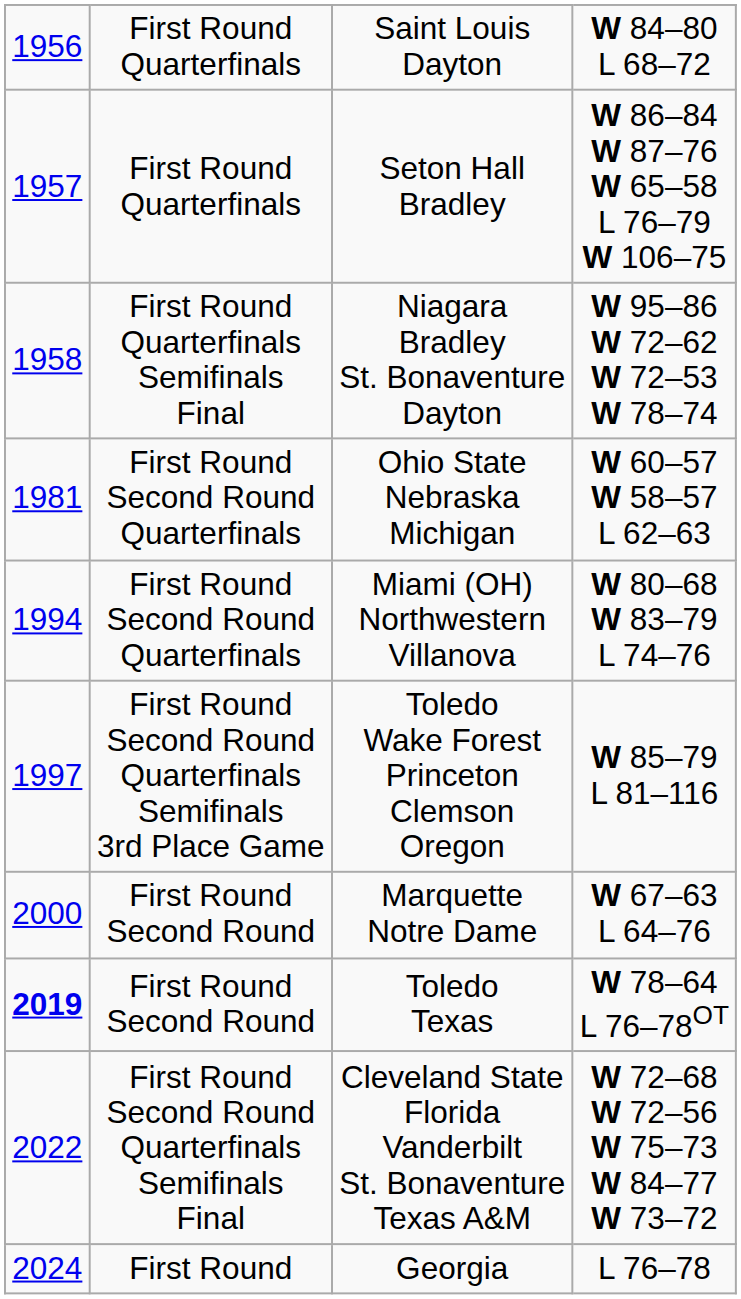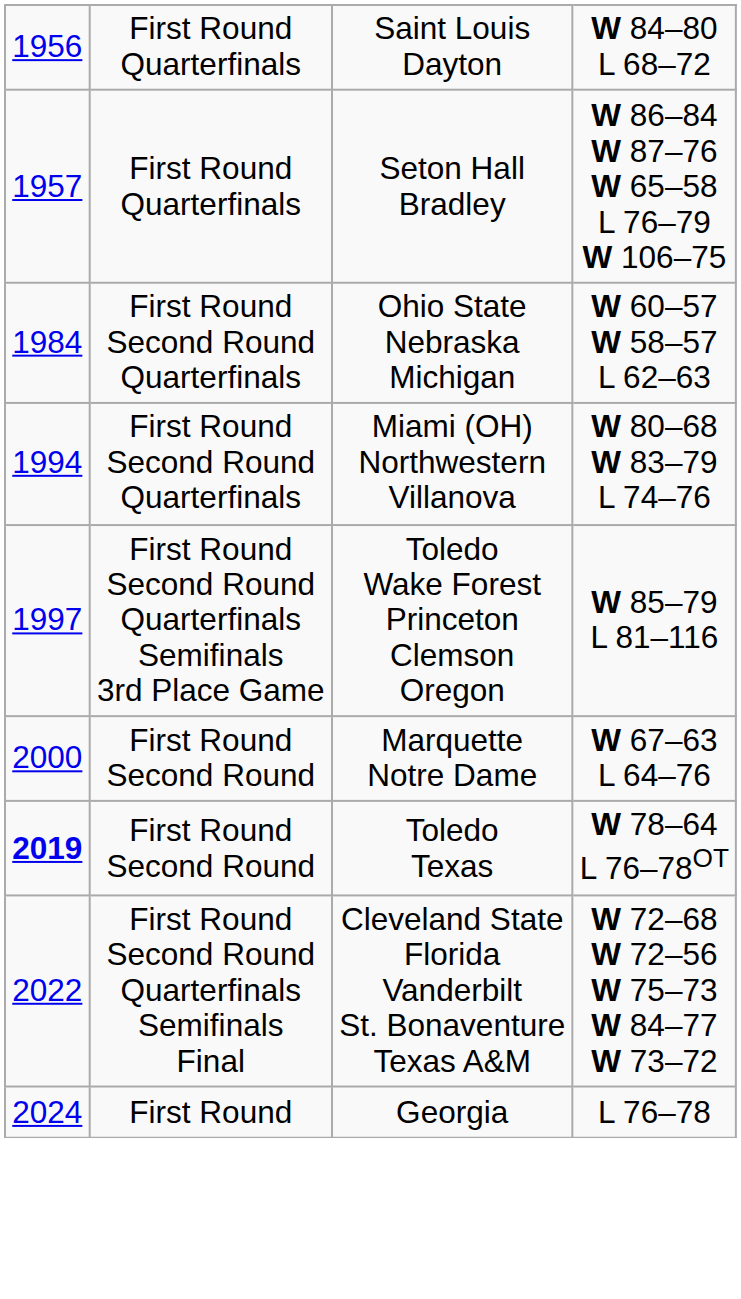- row: (452, 359)
(47, 498) 1981 -> (47, 342) 1984
